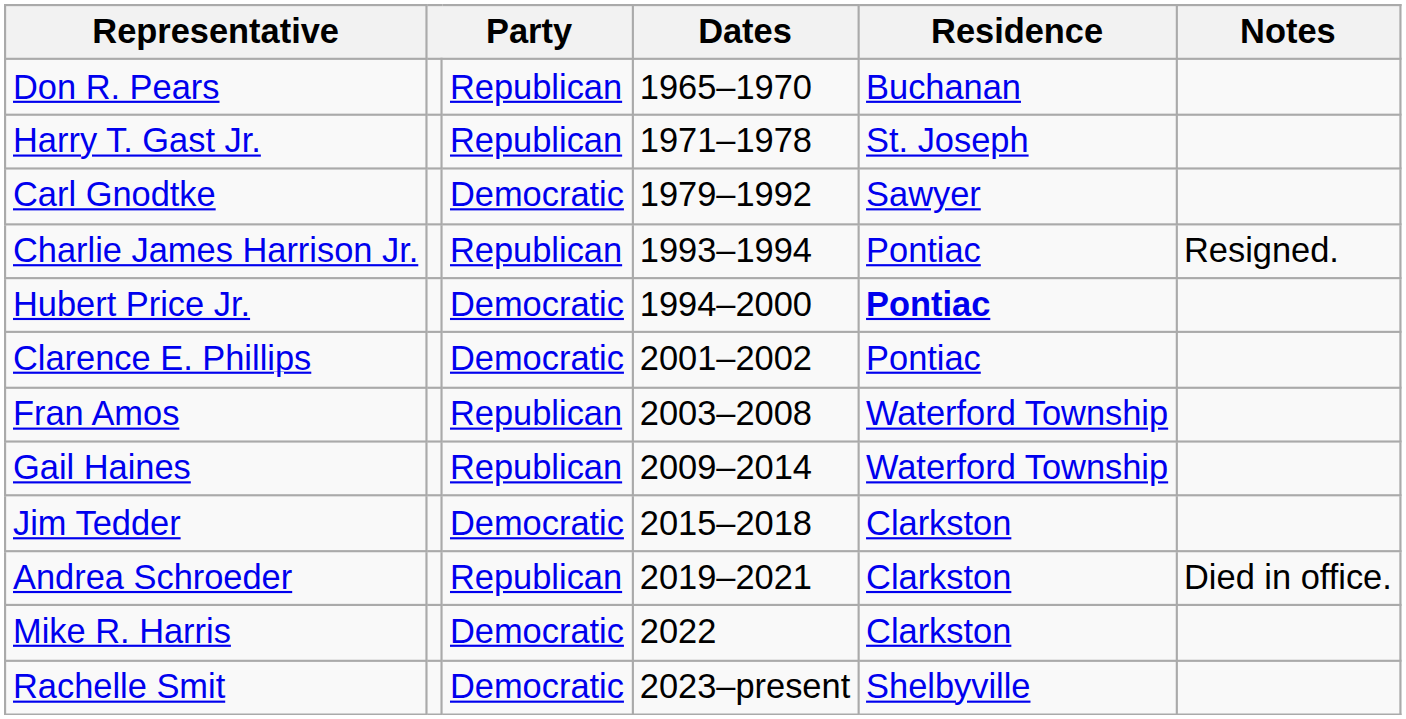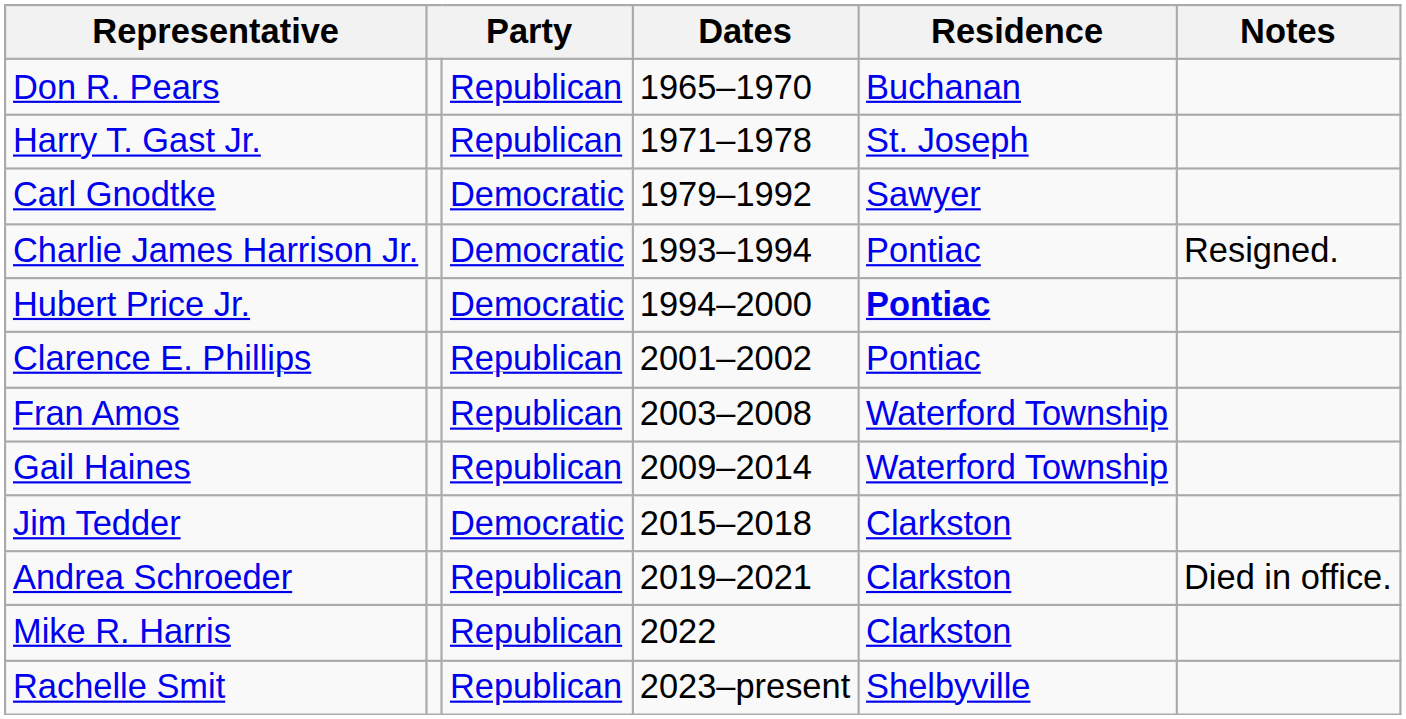(536, 250) Republican -> (537, 250) Democratic
(537, 359) Democratic -> (536, 359) Republican
(537, 631) Democratic -> (536, 631) Republican
(537, 686) Democratic -> (536, 686) Republican
